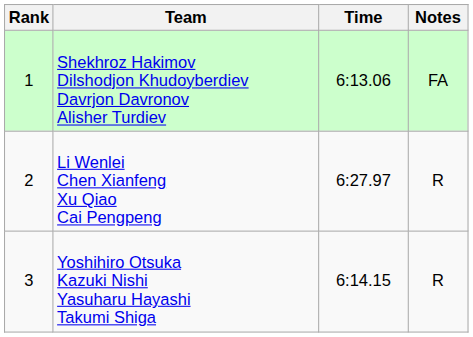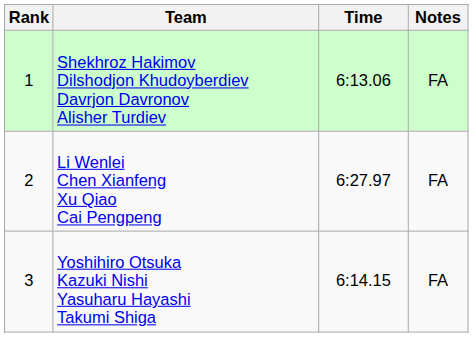(438, 181) R -> (438, 181) FA
(438, 281) R -> (438, 281) FA
